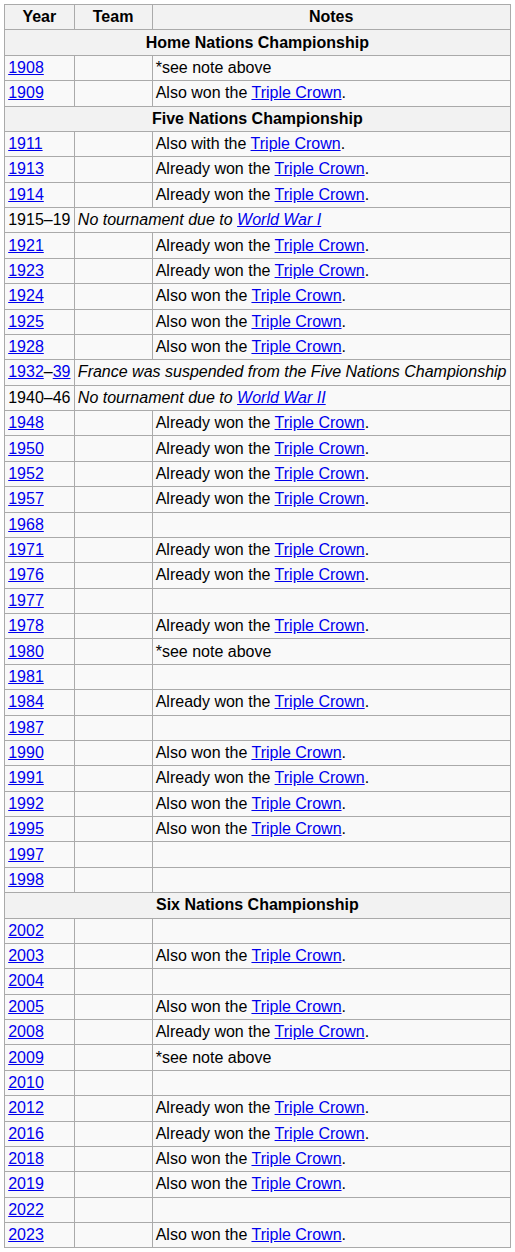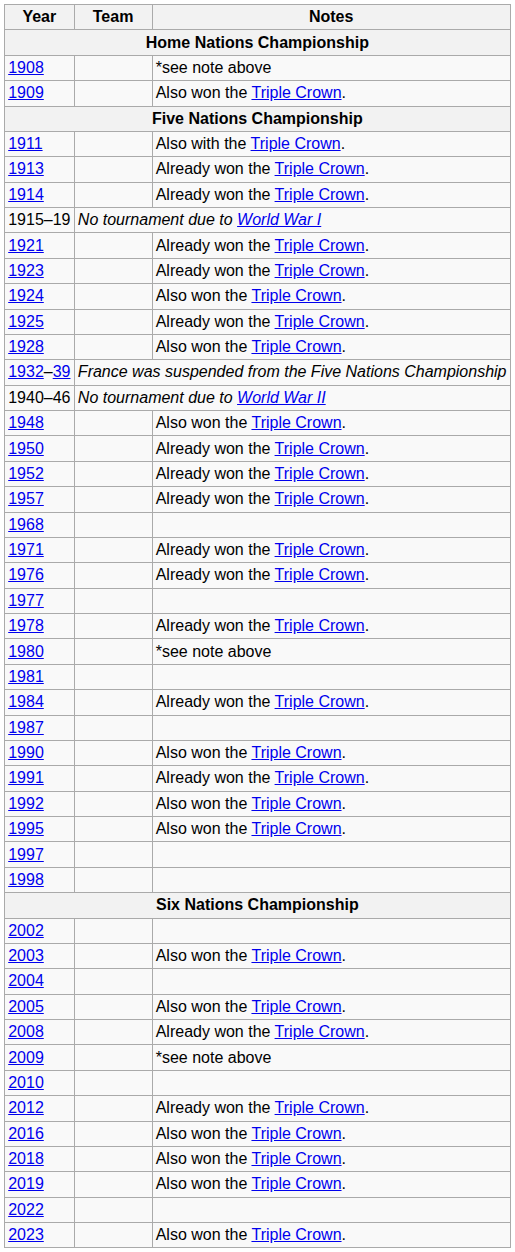(251, 321) Also won the Triple Crown. -> (262, 321) Already won the Triple Crown.
(262, 423) Already won the Triple Crown. -> (251, 423) Also won the Triple Crown.
(262, 1133) Already won the Triple Crown. -> (251, 1133) Also won the Triple Crown.
